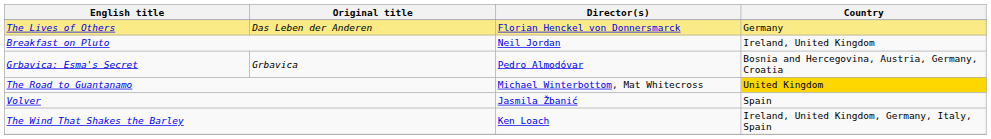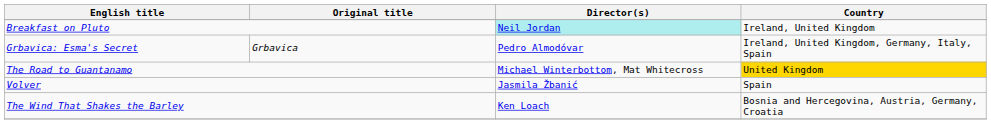- row: (61, 28)
(529, 43) no background -> (529, 28) paleturquoise background
(860, 64) Bosnia and Hercegovina, Austria, Germany, Croatia -> (857, 49) Ireland, United Kingdom, Germany, Italy, Spain
(857, 121) Ireland, United Kingdom, Germany, Italy, Spain -> (860, 106) Bosnia and Hercegovina, Austria, Germany, Croatia
